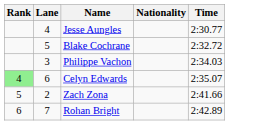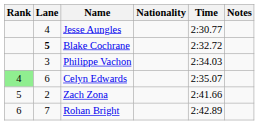+ column: (239, 12)
(47, 45) normal -> (47, 45) bold
